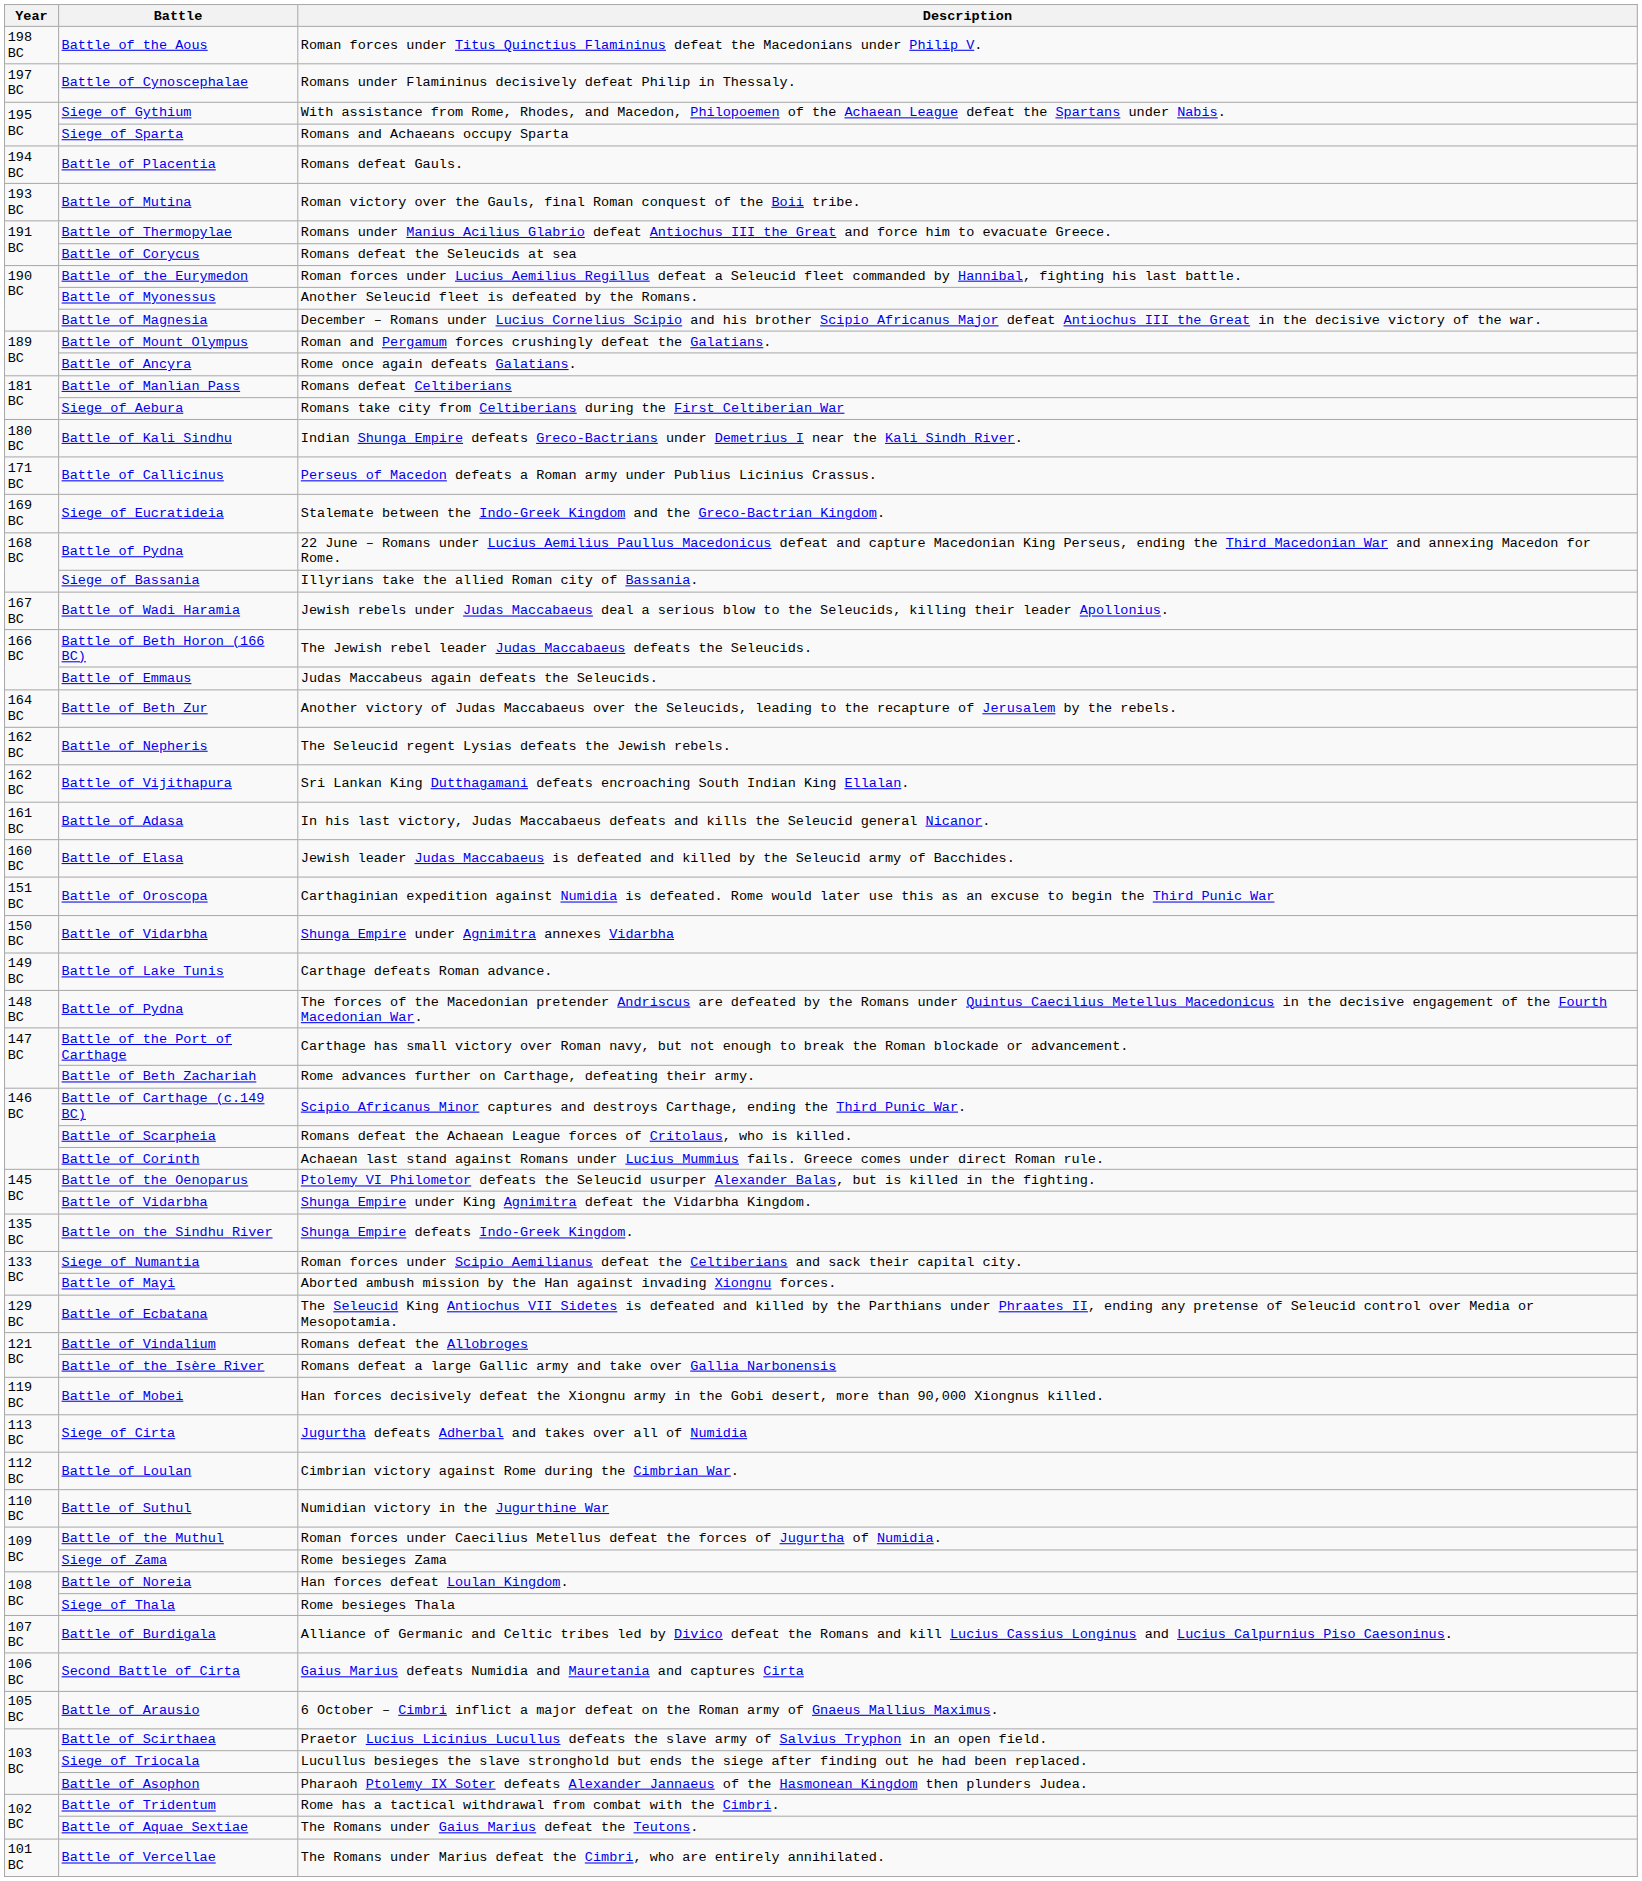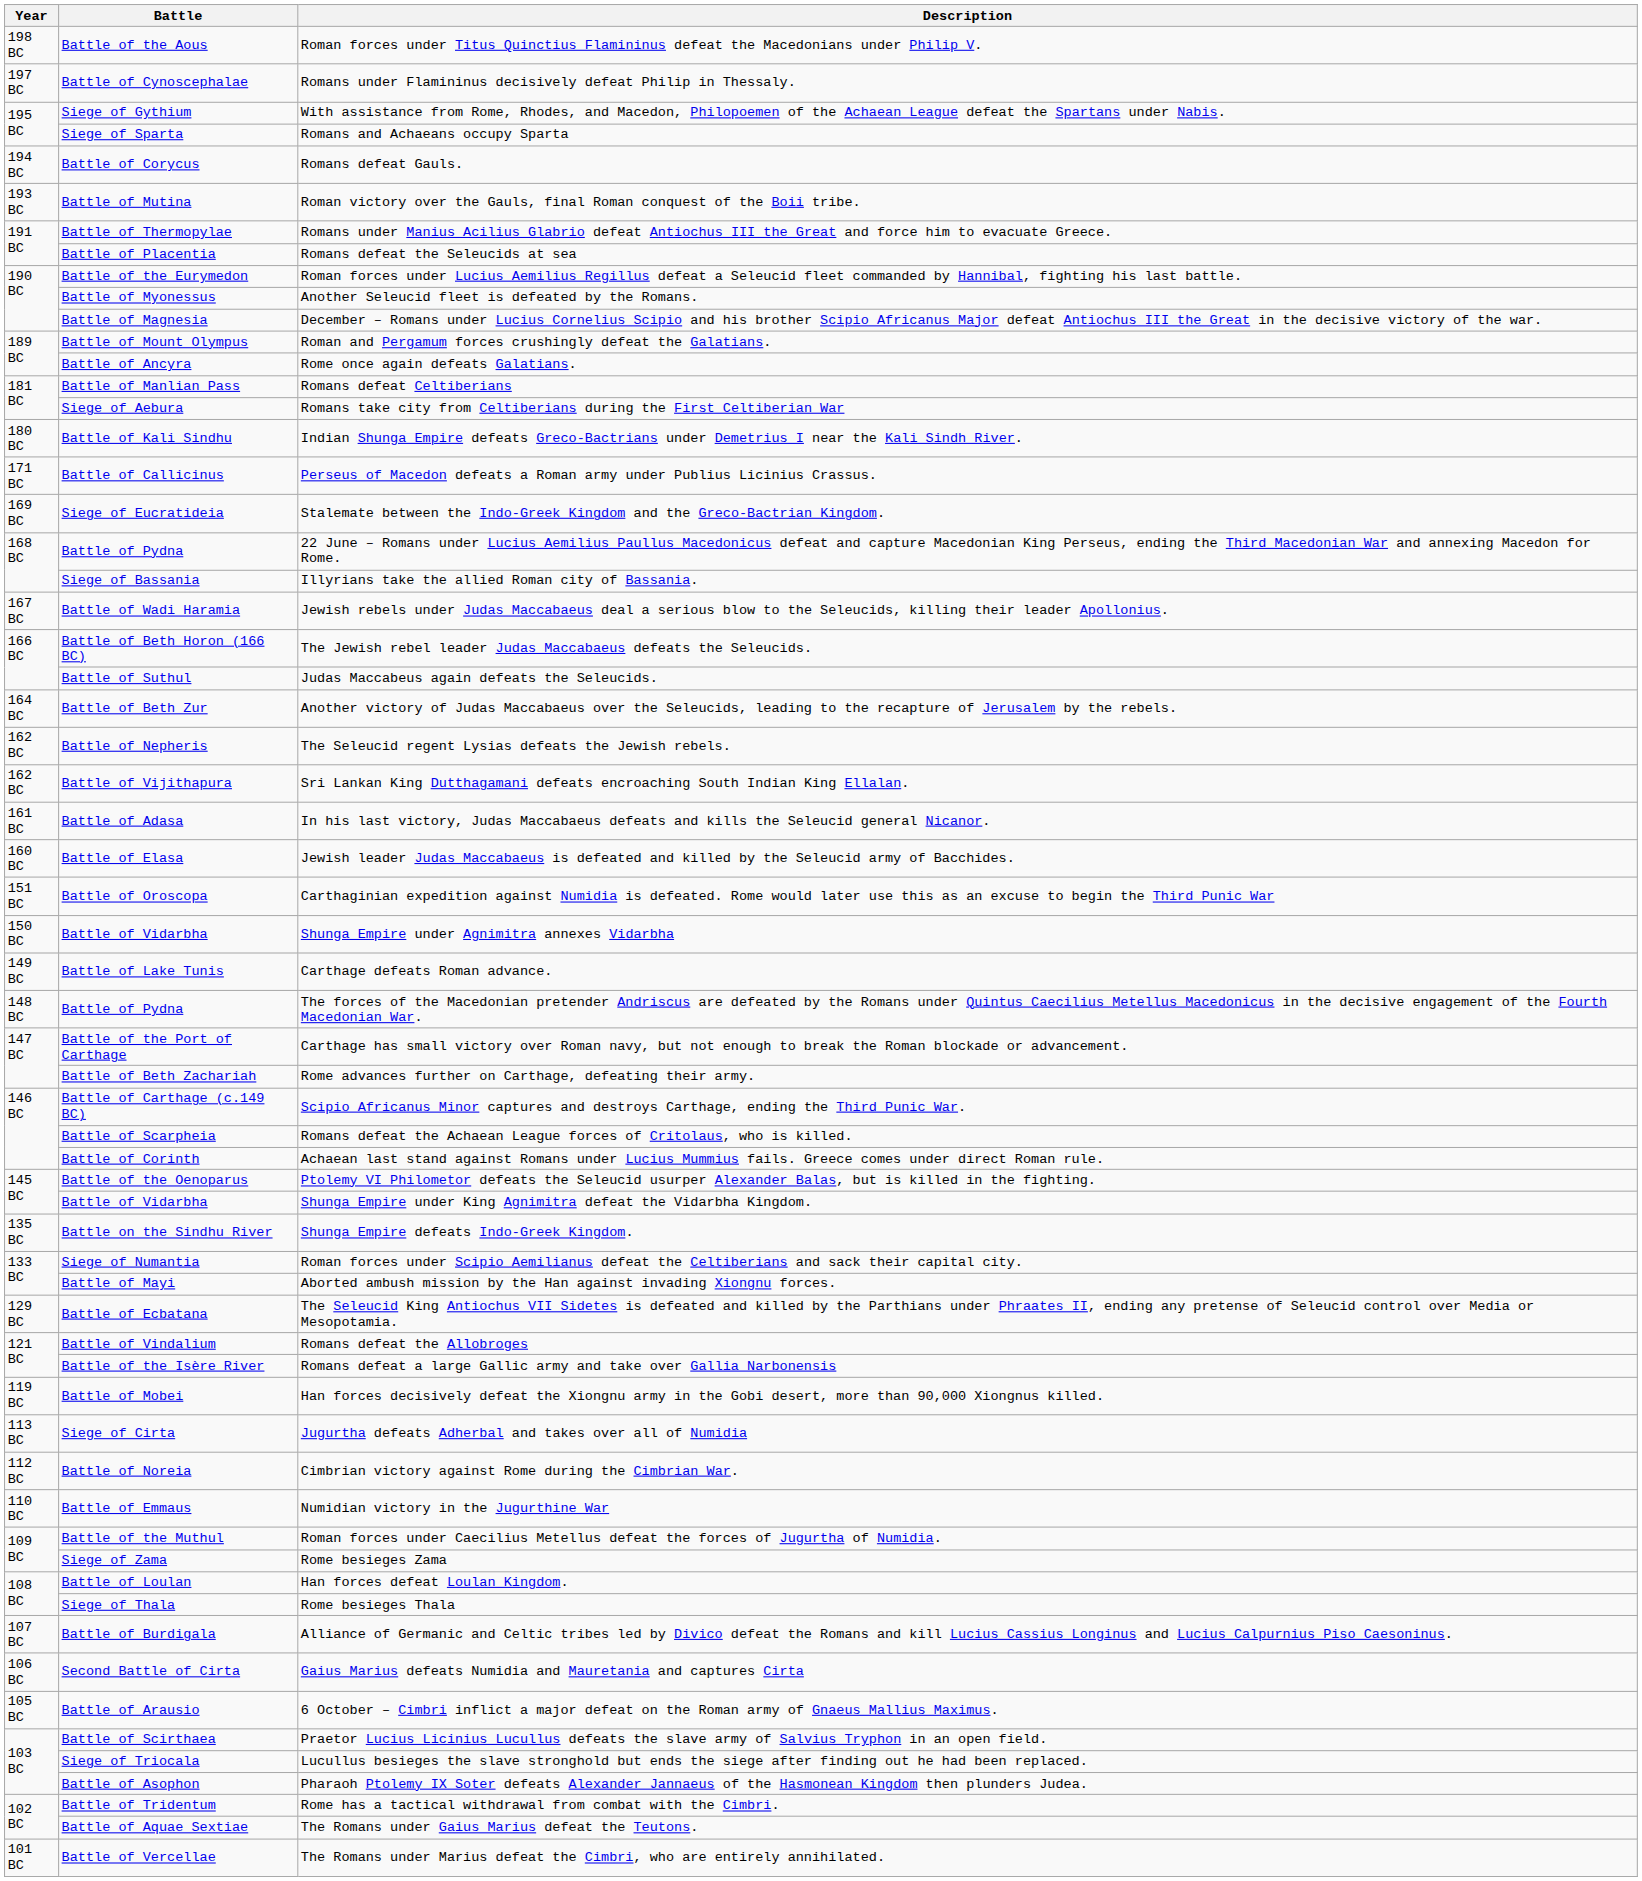(139, 165) Battle of Placentia -> (131, 165) Battle of Corycus
(131, 254) Battle of Corycus -> (139, 254) Battle of Placentia
(127, 678) Battle of Emmaus -> (127, 678) Battle of Suthul
(127, 1471) Battle of Loulan -> (127, 1471) Battle of Noreia
(127, 1509) Battle of Suthul -> (127, 1509) Battle of Emmaus
(127, 1583) Battle of Noreia -> (127, 1583) Battle of Loulan
